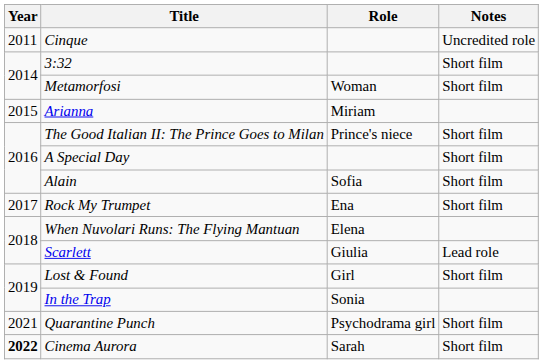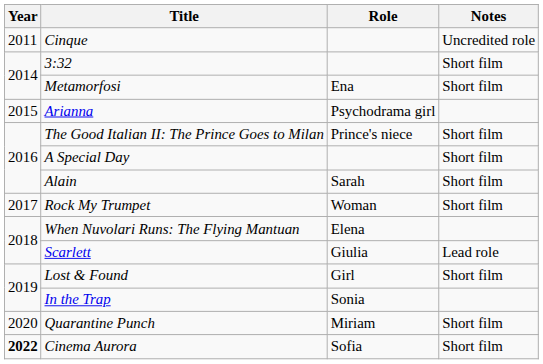(354, 87) Woman -> (342, 87) Ena
(353, 110) Miriam -> (383, 110) Psychodrama girl
(346, 181) Sofia -> (348, 181) Sarah
(342, 205) Ena -> (354, 205) Woman
(23, 323) 2021 -> (23, 323) 2020
(383, 323) Psychodrama girl -> (353, 323) Miriam
(348, 346) Sarah -> (346, 346) Sofia
